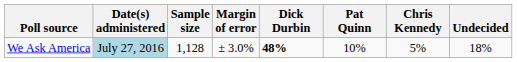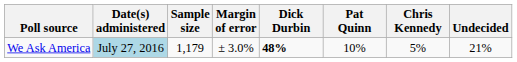(190, 47) 1,128 -> (190, 47) 1,179
(481, 47) 18% -> (481, 47) 21%
